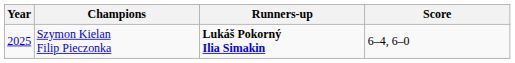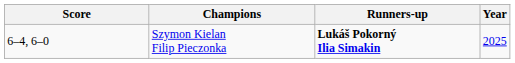columns swapped: (19, 14) <-> (437, 14)
